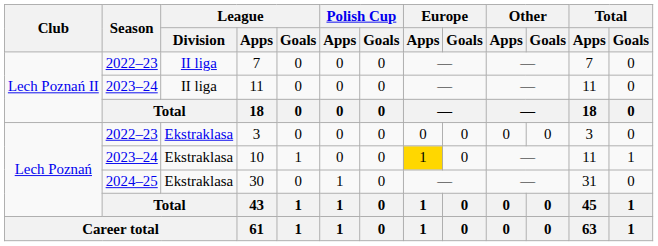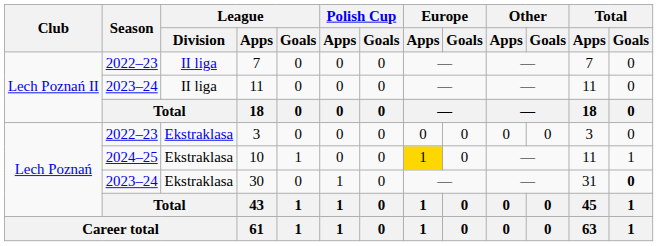(132, 157) 2023–24 -> (132, 157) 2024–25
(132, 181) 2024–25 -> (132, 181) 2023–24
(631, 181) normal -> (631, 181) bold
